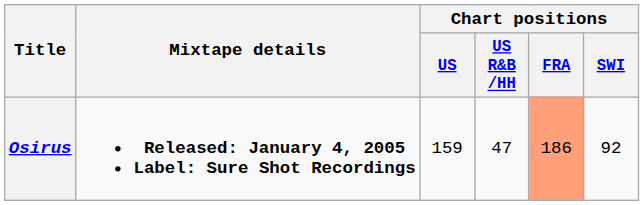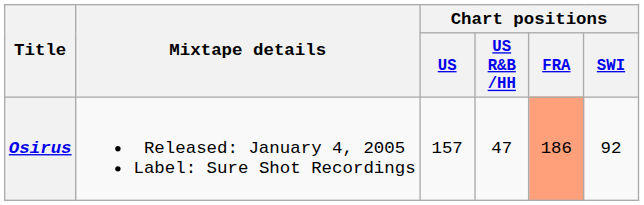(248, 159) bold -> (248, 159) normal
(447, 149) 159 -> (447, 149) 157
